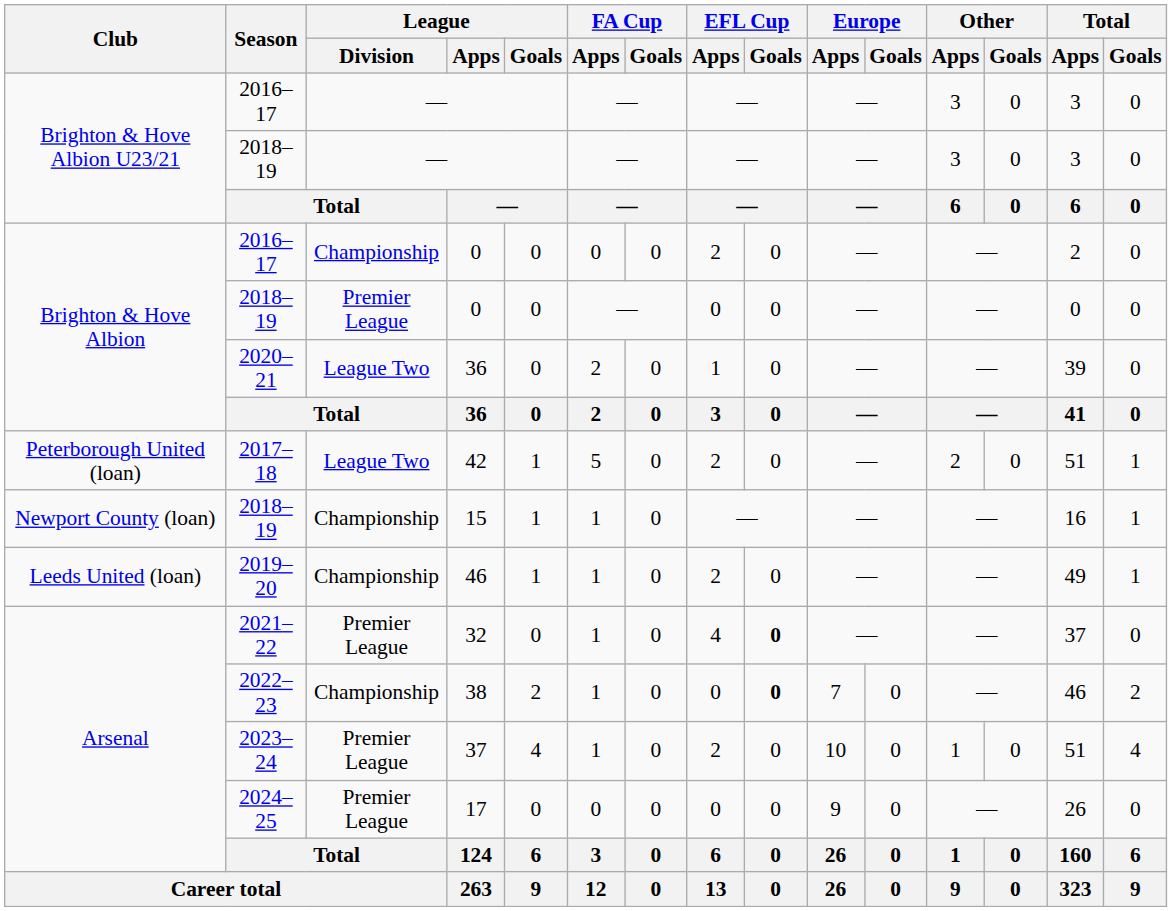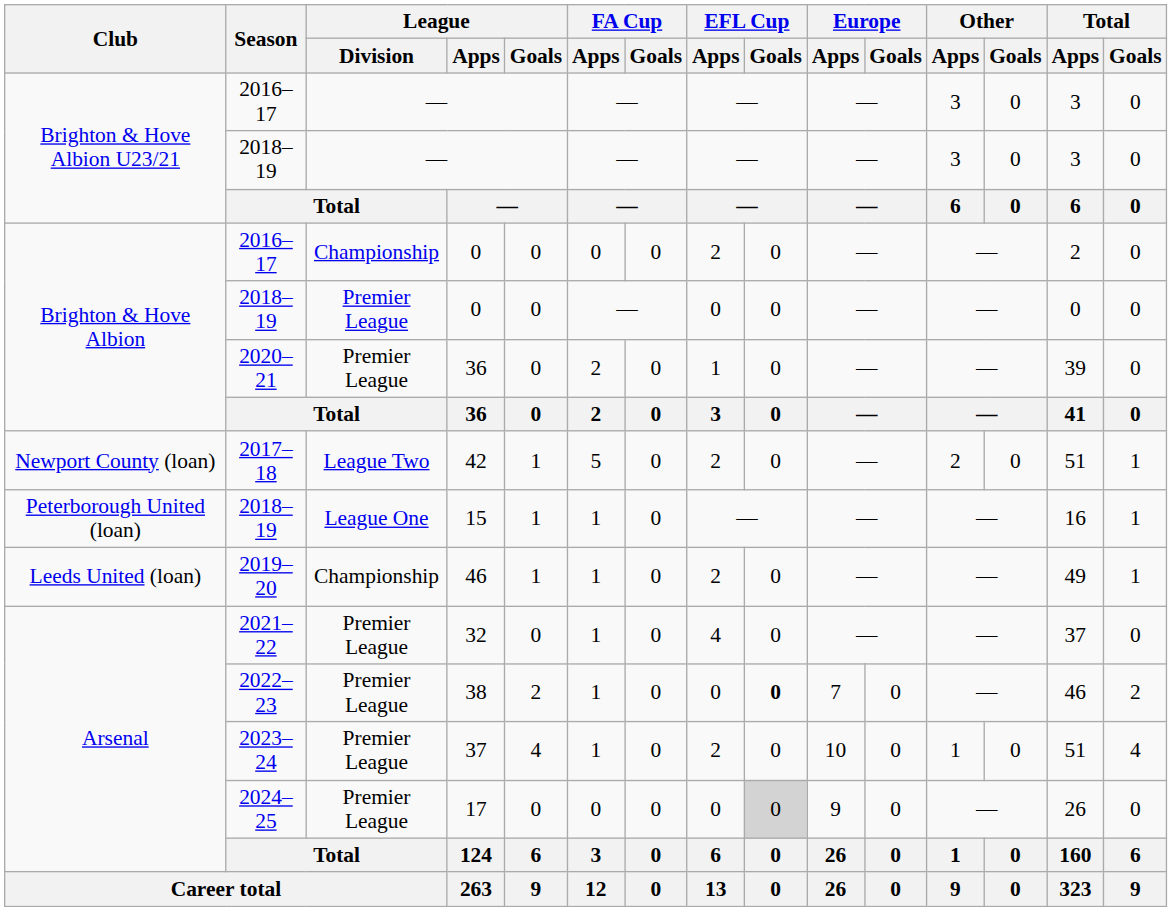(377, 368) League Two -> (377, 368) Premier League
(115, 460) Peterborough United (loan) -> (115, 460) Newport County (loan)
(115, 518) Newport County (loan) -> (115, 518) Peterborough United (loan)
(377, 518) Championship -> (377, 518) League One
(776, 634) bold -> (776, 634) normal
(377, 692) Championship -> (377, 692) Premier League
(776, 808) no background -> (776, 808) lightgrey background
